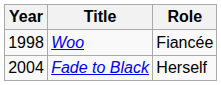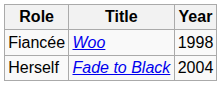columns swapped: (26, 17) <-> (185, 17)
